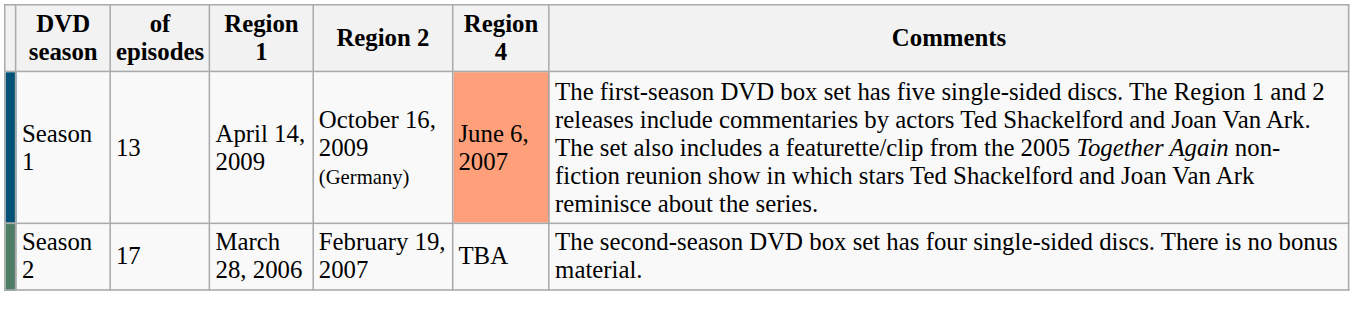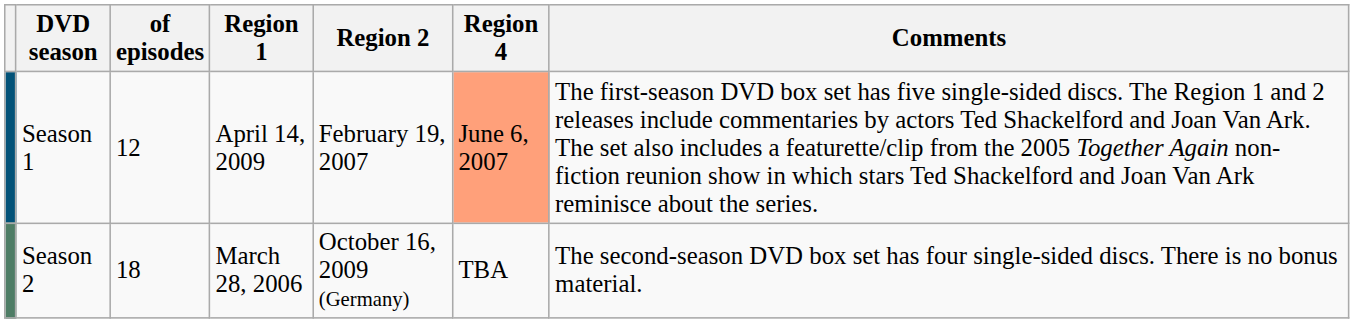(128, 147) 13 -> (128, 147) 12
(377, 147) October 16, 2009 (Germany) -> (382, 147) February 19, 2007
(128, 256) 17 -> (128, 270) 18
(382, 256) February 19, 2007 -> (377, 270) October 16, 2009 (Germany)
